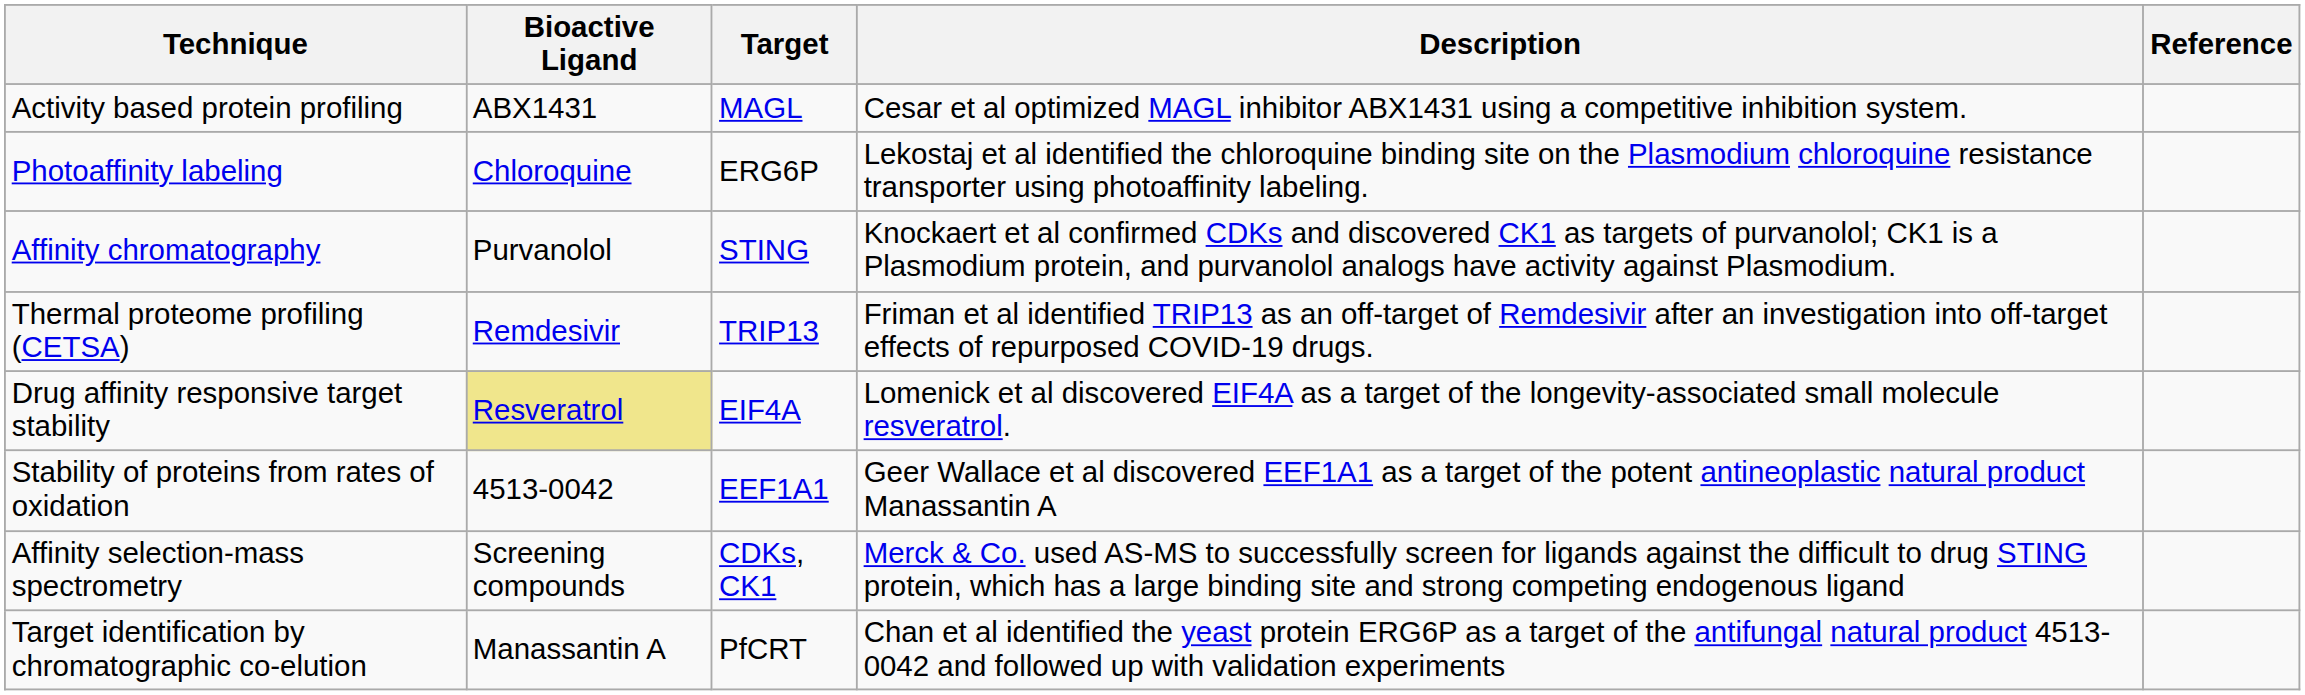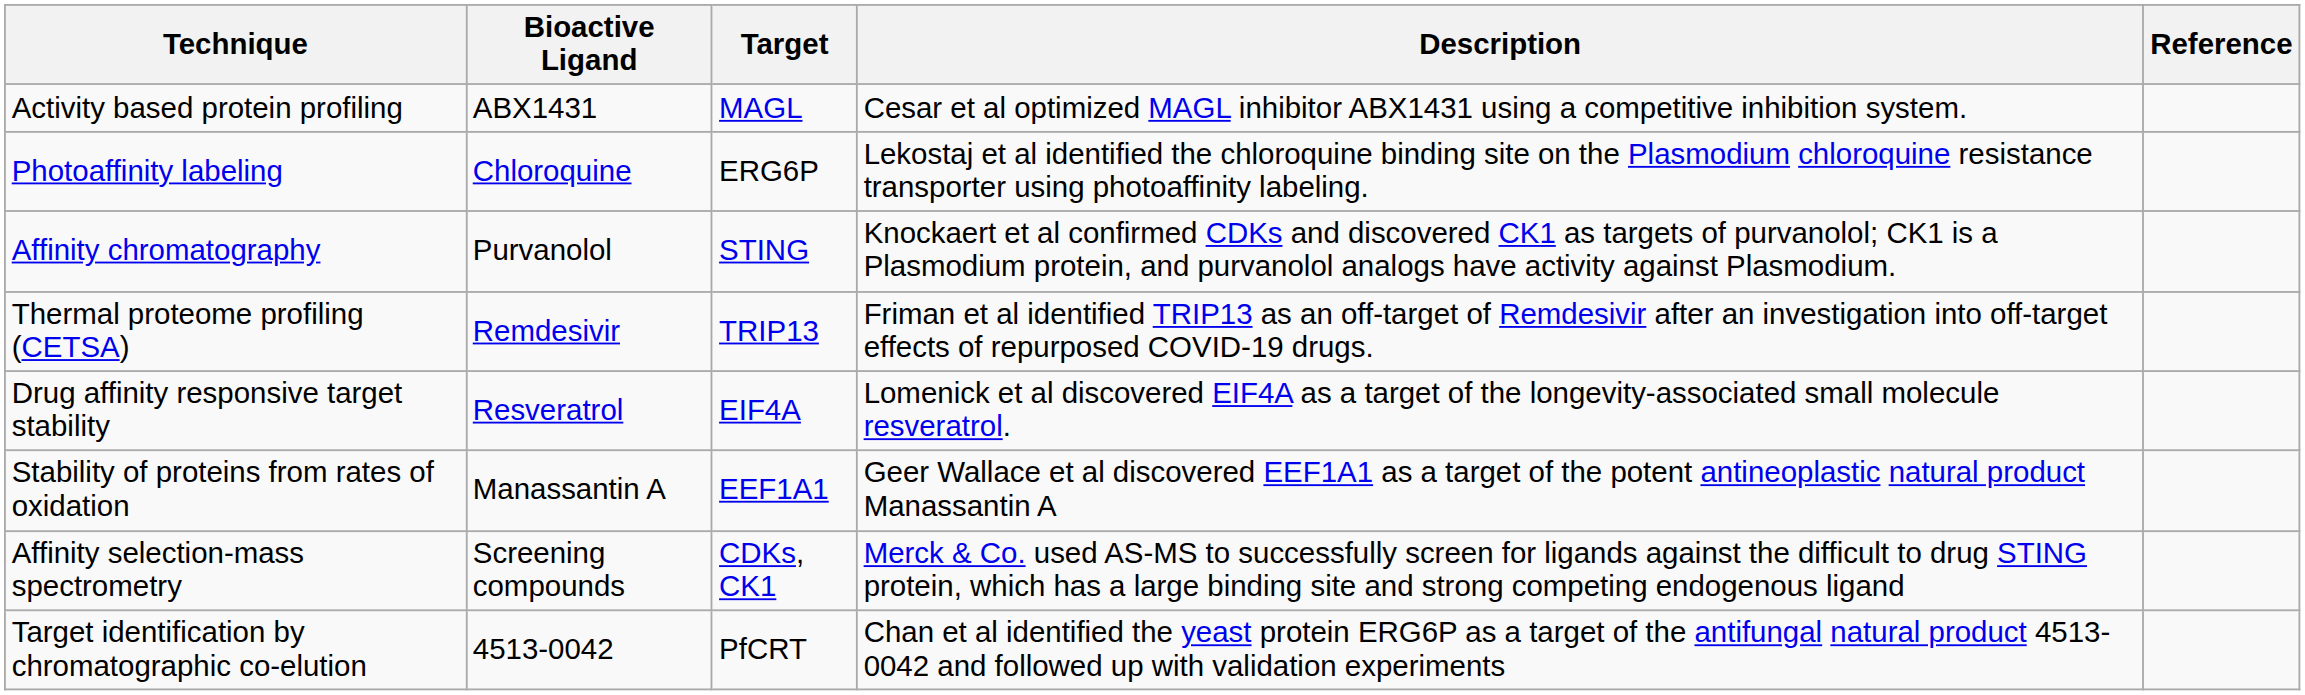(548, 410) khaki background -> (548, 410) no background
(543, 490) 4513-0042 -> (569, 490) Manassantin A
(569, 649) Manassantin A -> (543, 649) 4513-0042
